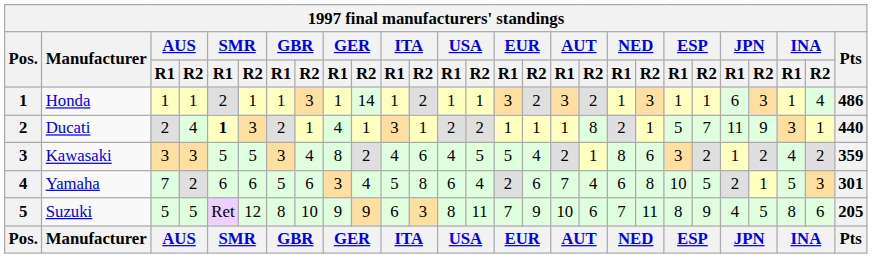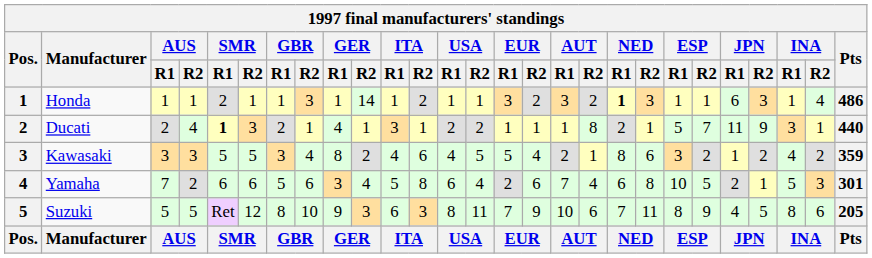(621, 100) normal -> (621, 100) bold
(366, 211) 9 -> (366, 211) 3
